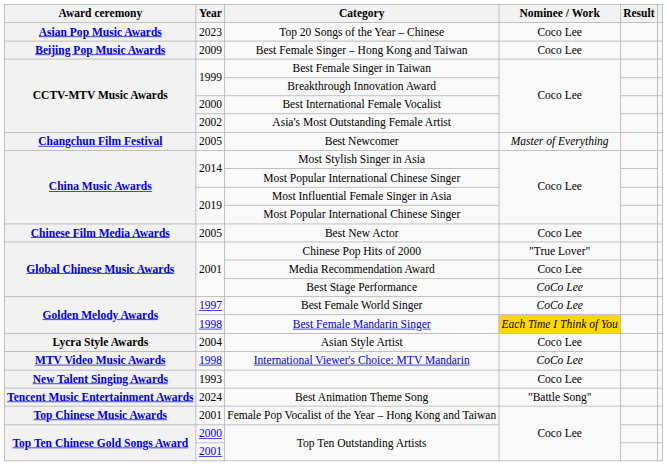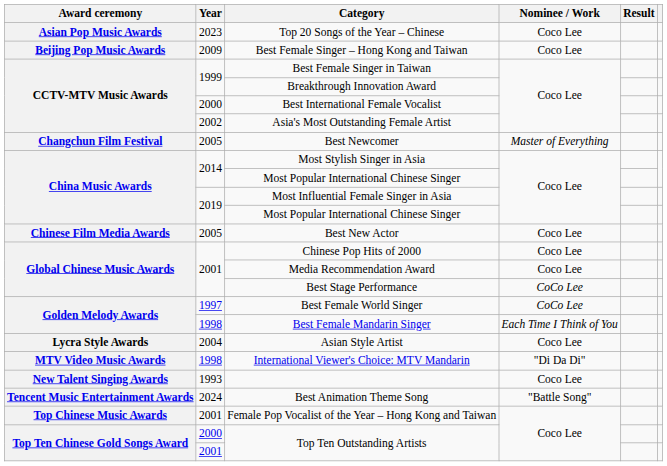(560, 251) "True Lover" -> (560, 251) Coco Lee
(560, 324) gold background -> (560, 324) no background
(560, 360) CoCo Lee -> (560, 360) "Di Da Di"
